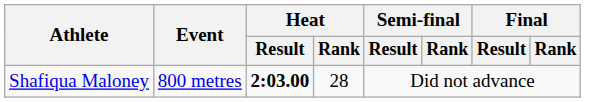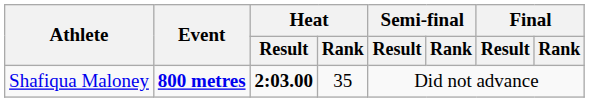(200, 81) normal -> (202, 81) bold
(339, 81) 28 -> (343, 81) 35
